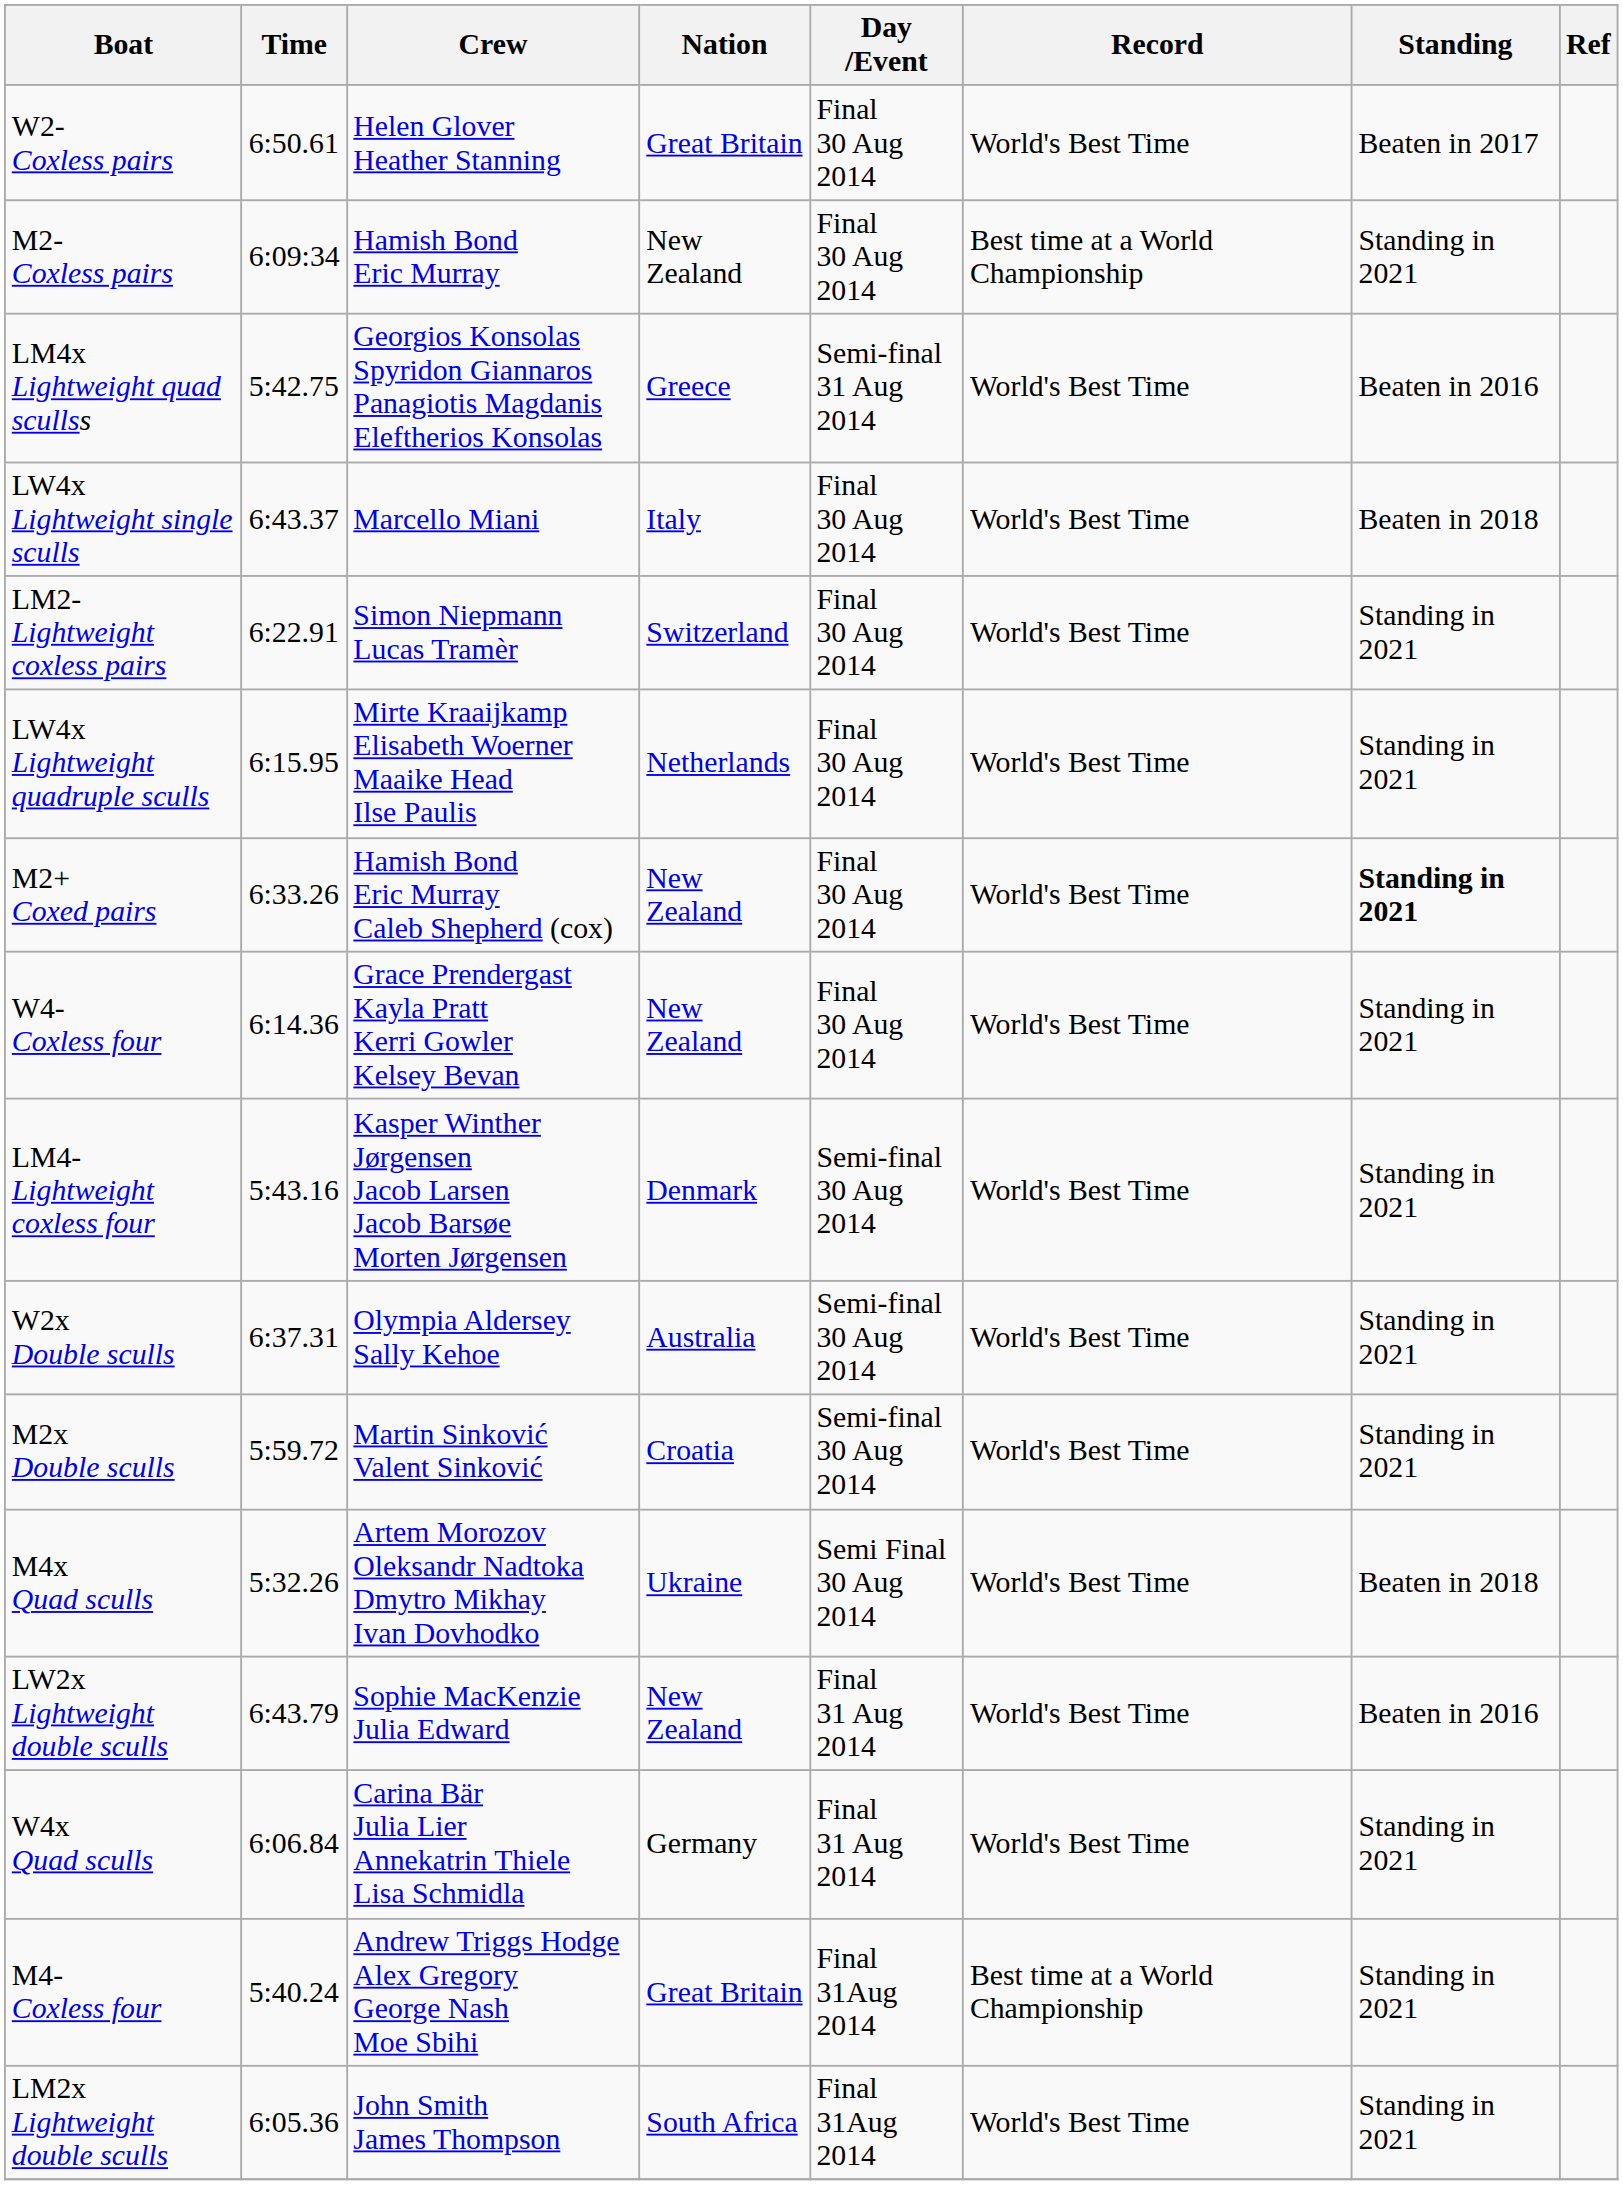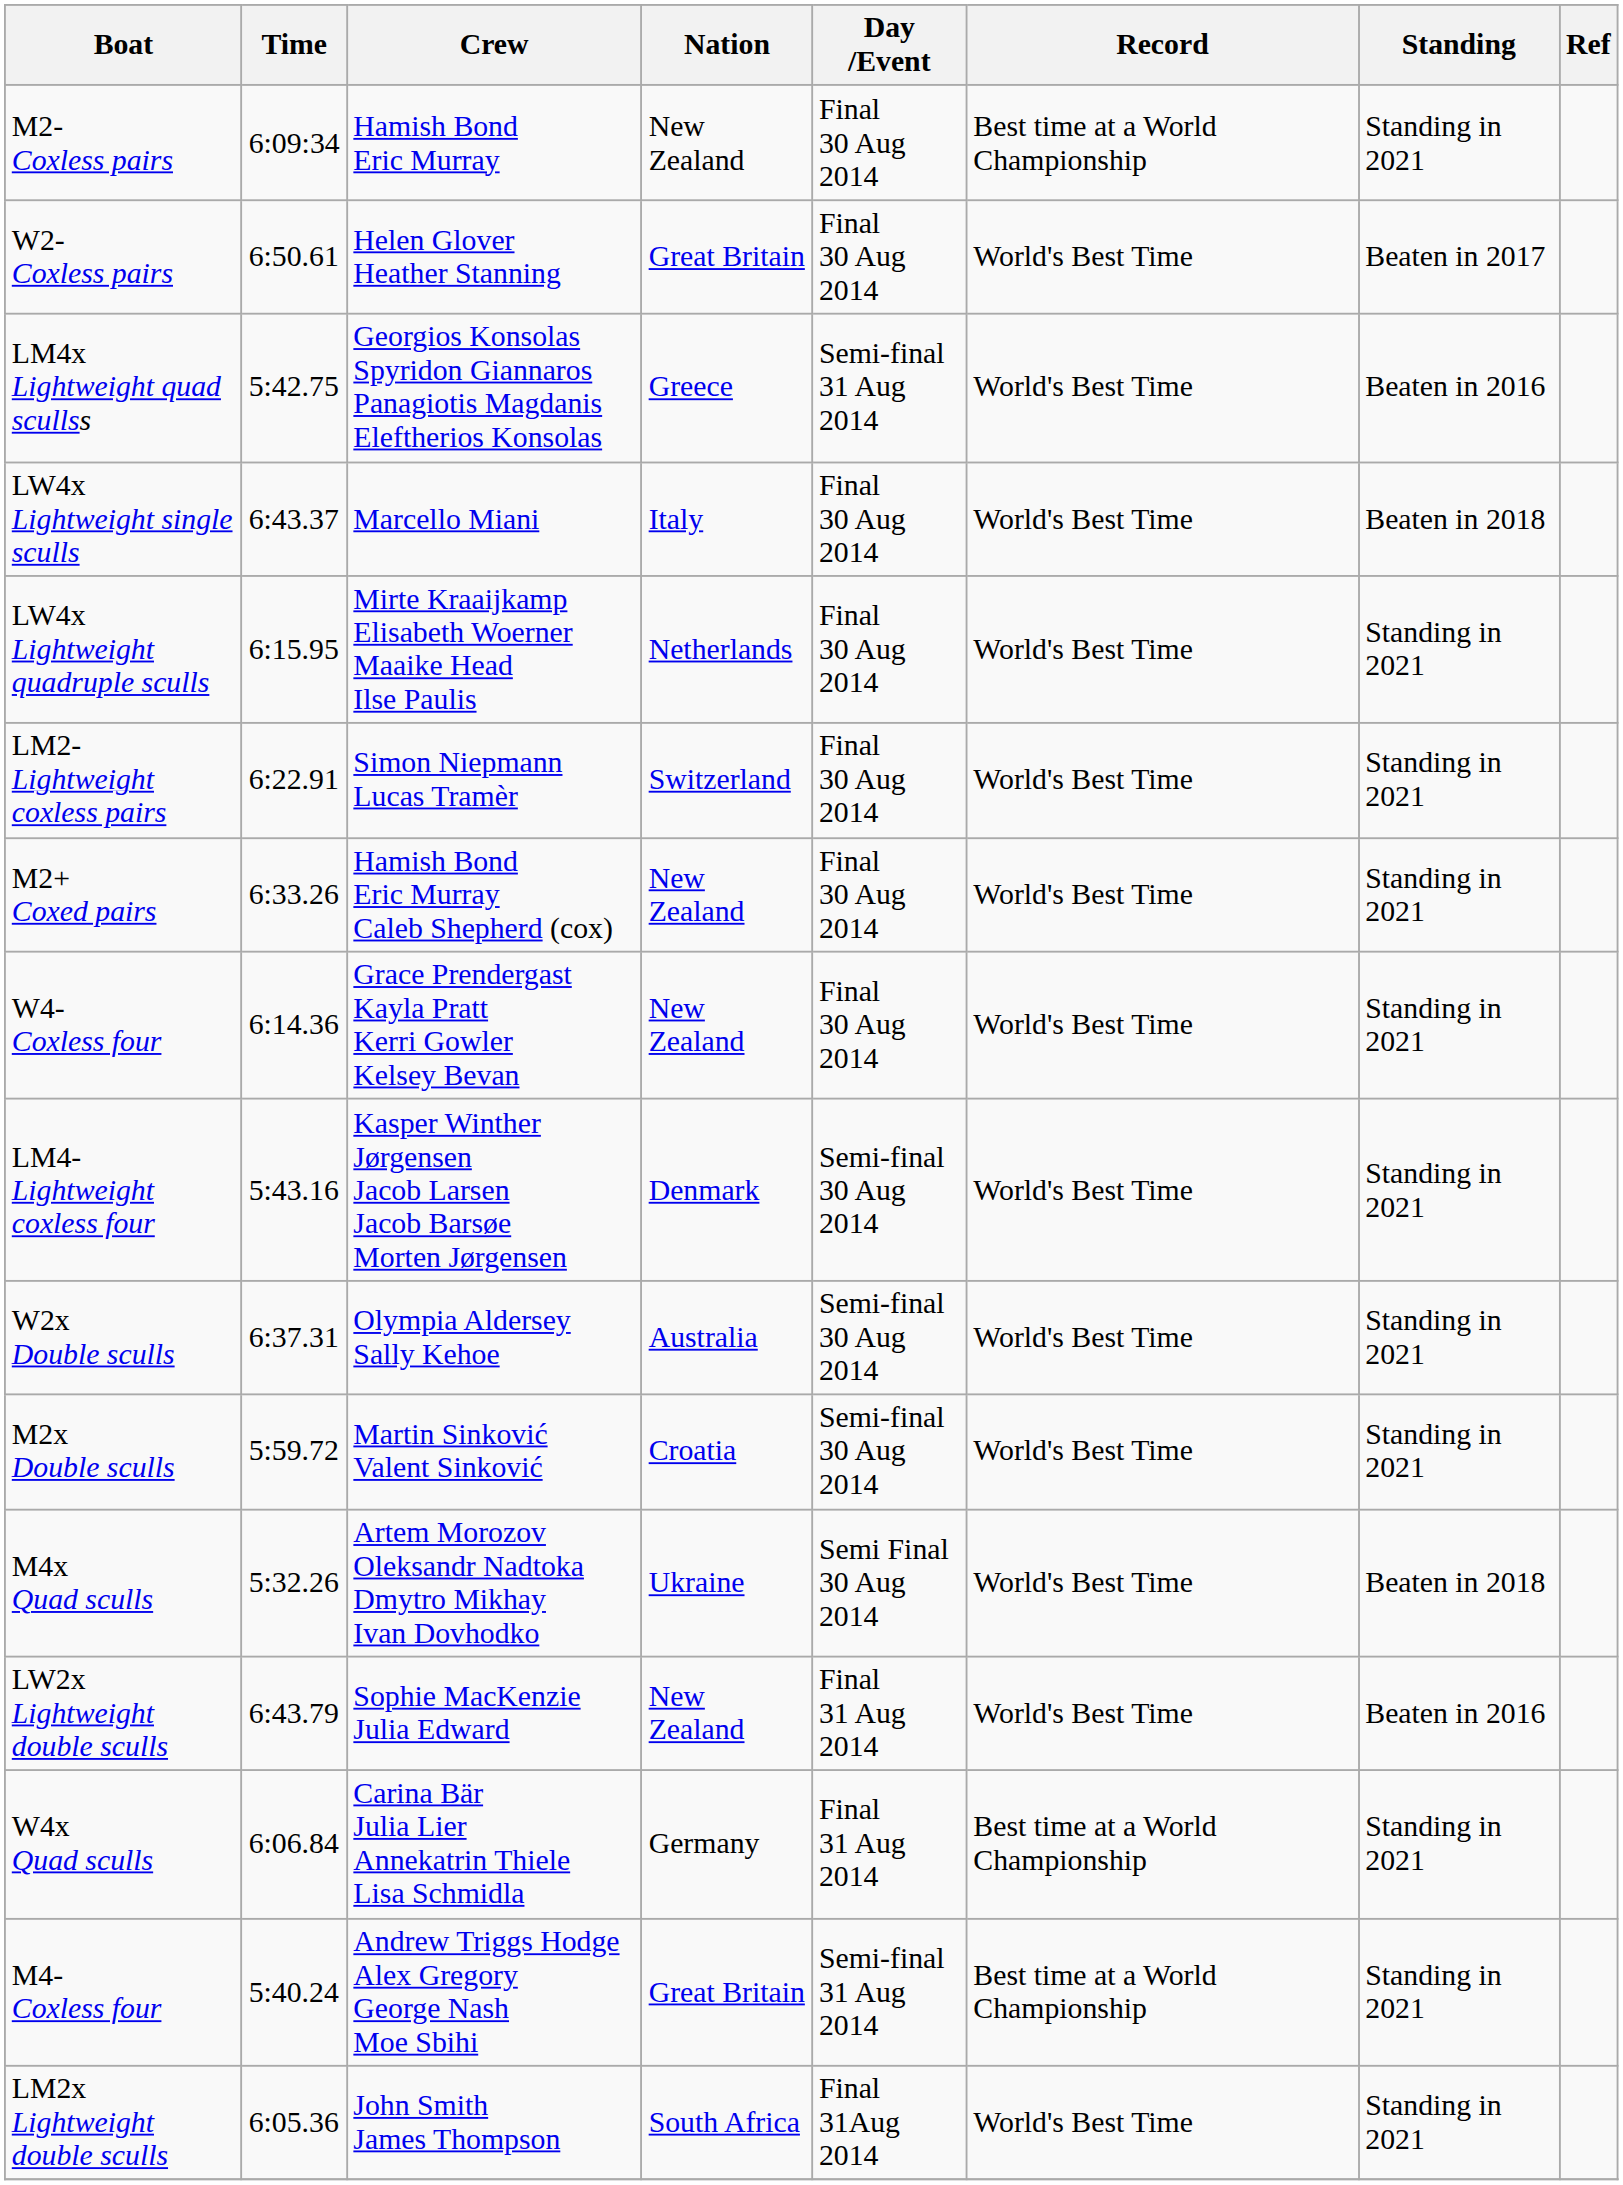rows swapped: (92, 256) <-> (92, 142)
rows swapped: (111, 763) <-> (89, 632)
(1432, 894) bold -> (1433, 894) normal
(1080, 1843) World's Best Time -> (1095, 1843) Best time at a World Championship
(857, 1991) Final 31Aug 2014 -> (882, 1991) Semi-final 31 Aug 2014
